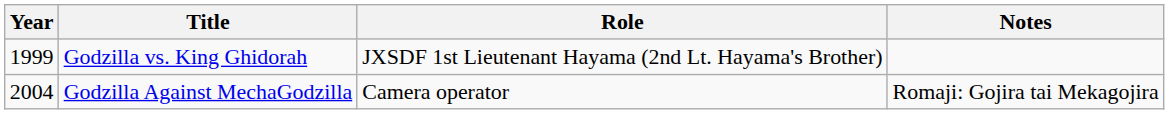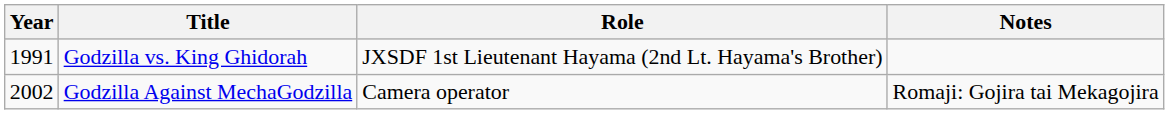(32, 56) 1999 -> (32, 56) 1991
(32, 91) 2004 -> (32, 91) 2002
